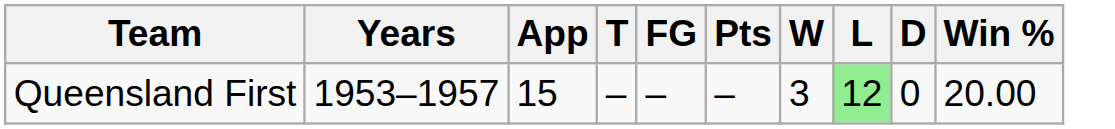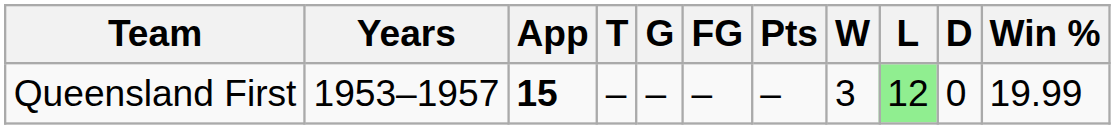+ column: (660, 33)
(537, 92) normal -> (537, 92) bold
(990, 92) 20.00 -> (1036, 92) 19.99
